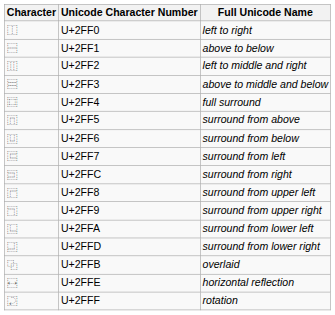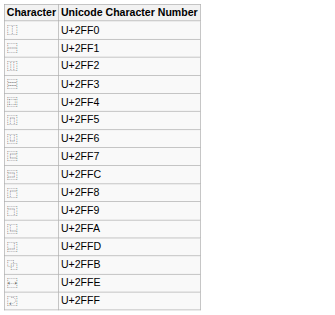- column: (265, 12)
